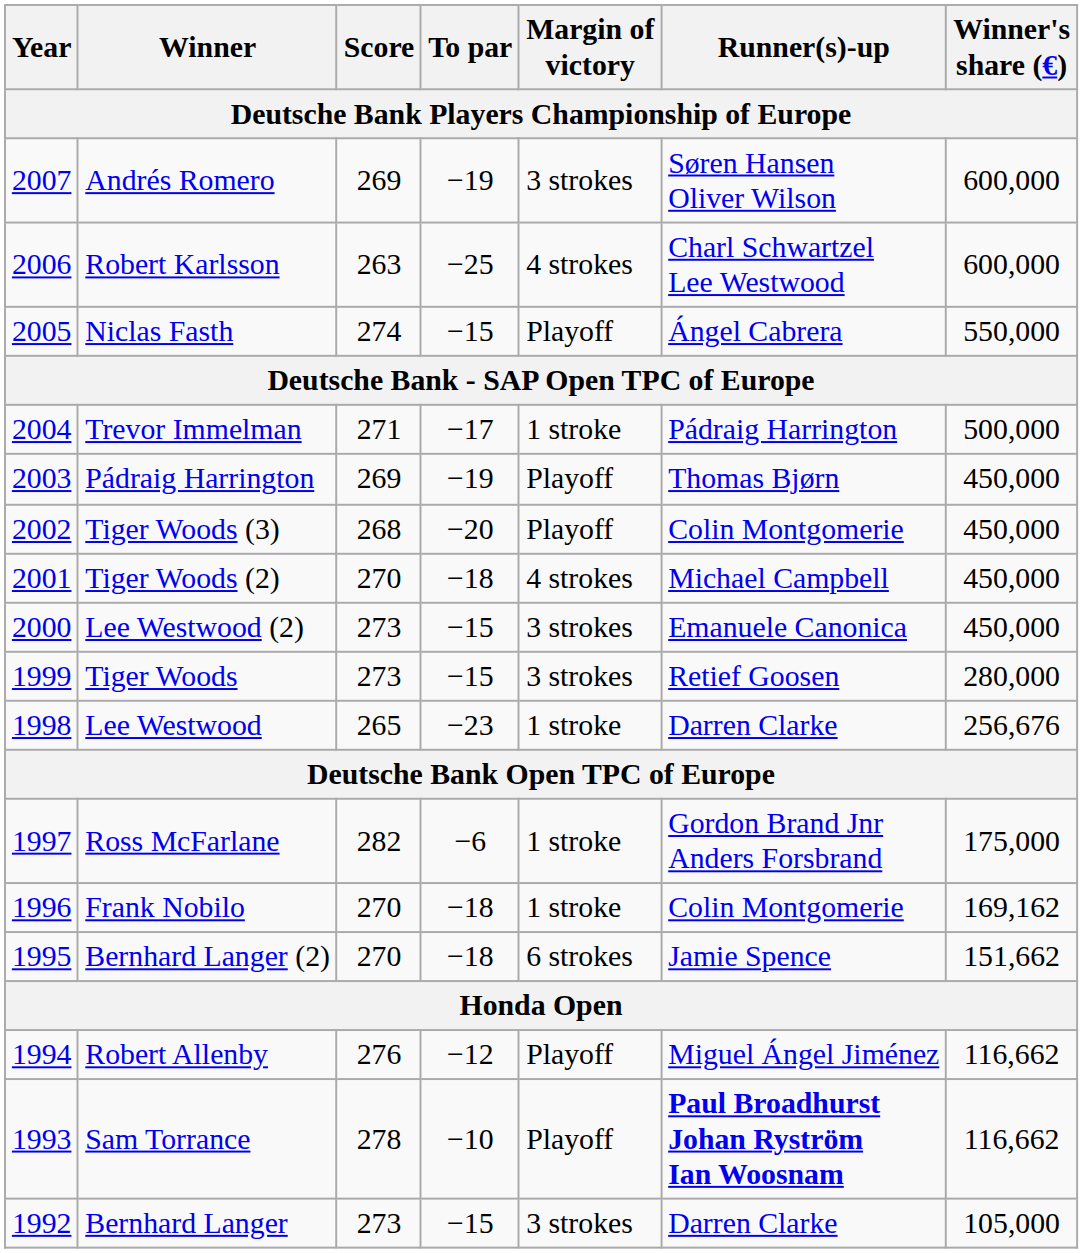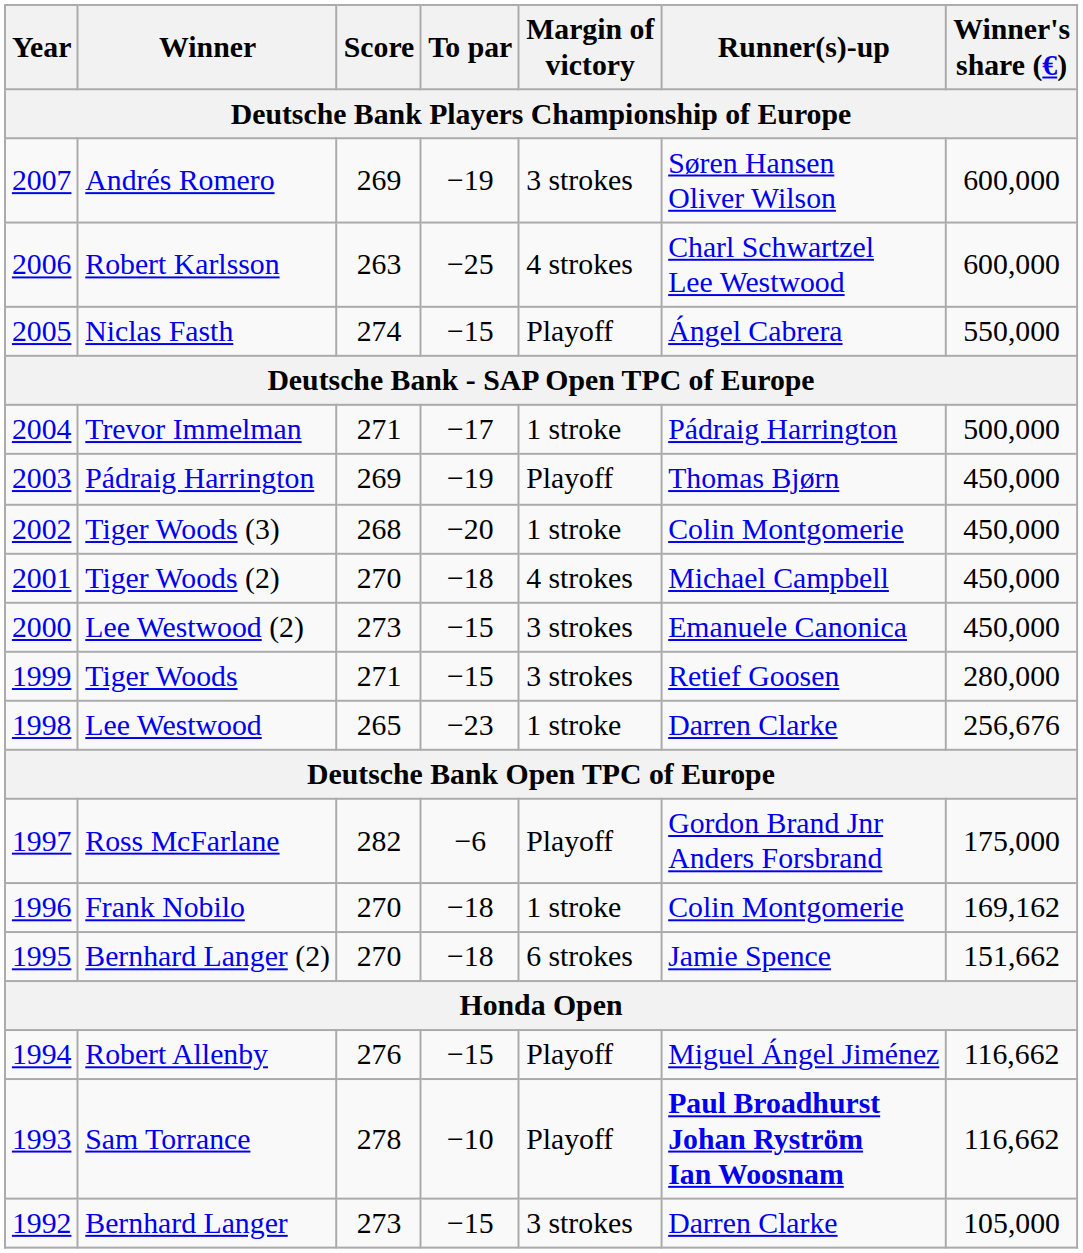(570, 528) Playoff -> (574, 528) 1 stroke
(379, 675) 273 -> (379, 675) 271
(574, 840) 1 stroke -> (570, 840) Playoff
(470, 1054) −12 -> (470, 1054) −15
